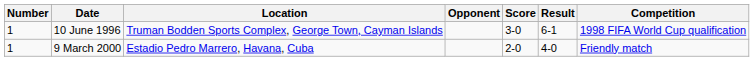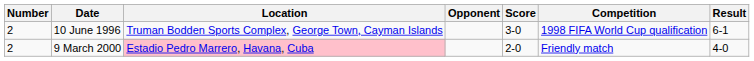columns swapped: (558, 13) <-> (663, 13)
(10, 30) 1 -> (10, 30) 2
(10, 47) 1 -> (10, 47) 2
(220, 47) no background -> (220, 47) pink background
